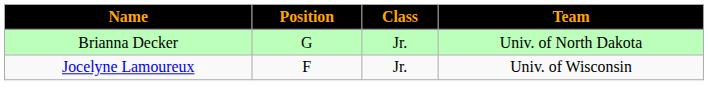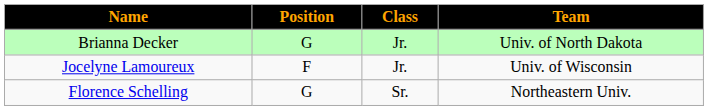+ row: (128, 92)
